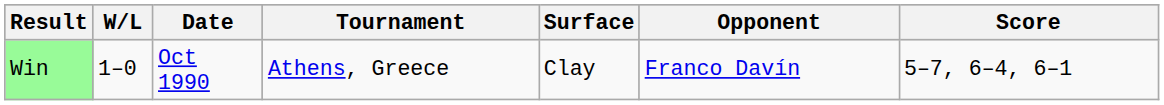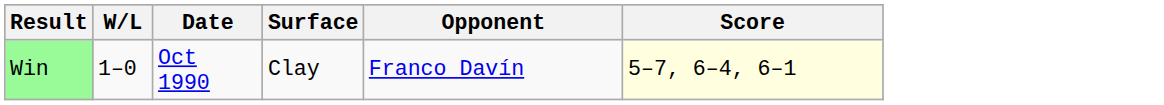- column: (401, 22)
(988, 70) no background -> (712, 70) lightyellow background
